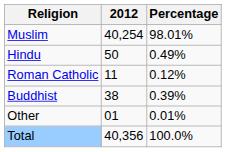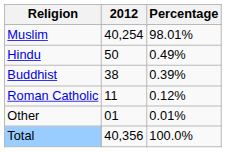rows swapped: (32, 95) <-> (53, 75)
